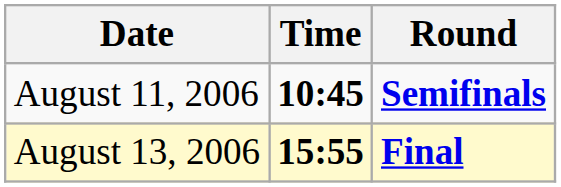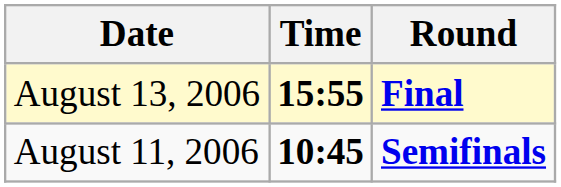rows swapped: (136, 92) <-> (137, 151)
